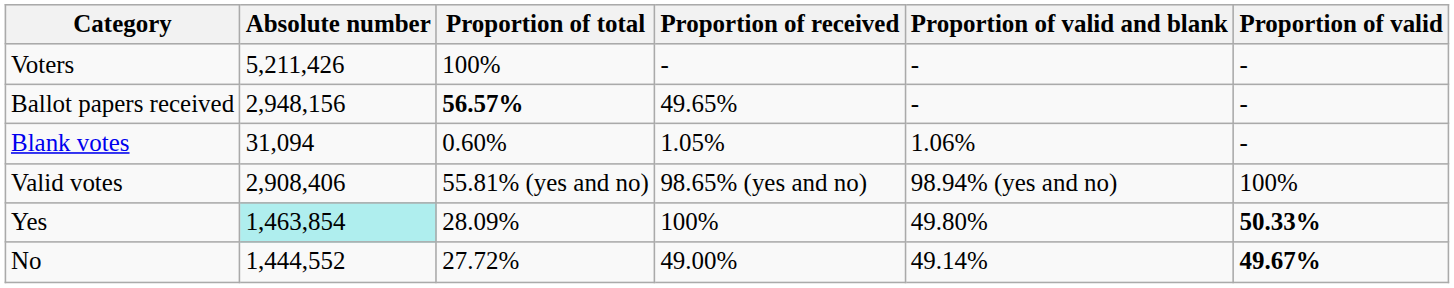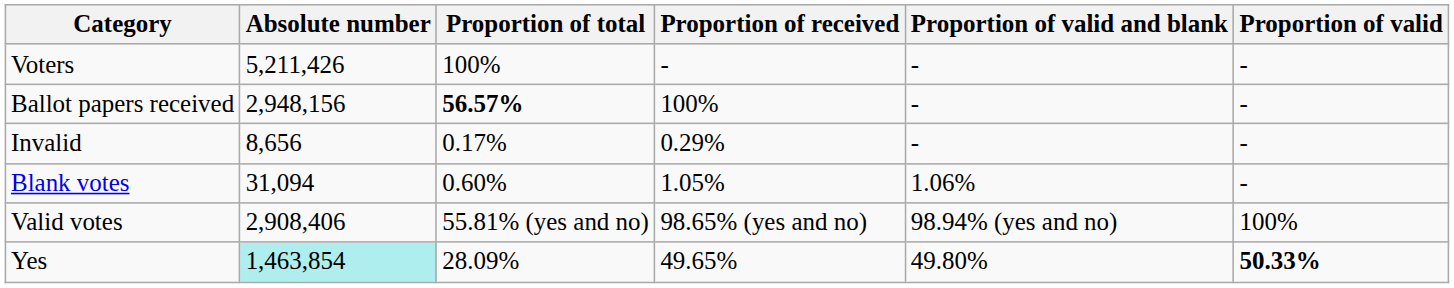(699, 103) 49.65% -> (689, 103) 100%
+ row: (46, 143)
(689, 222) 100% -> (699, 261) 49.65%
- row: (26, 261)
